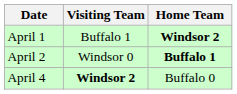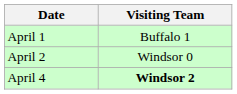- column: (190, 15)
